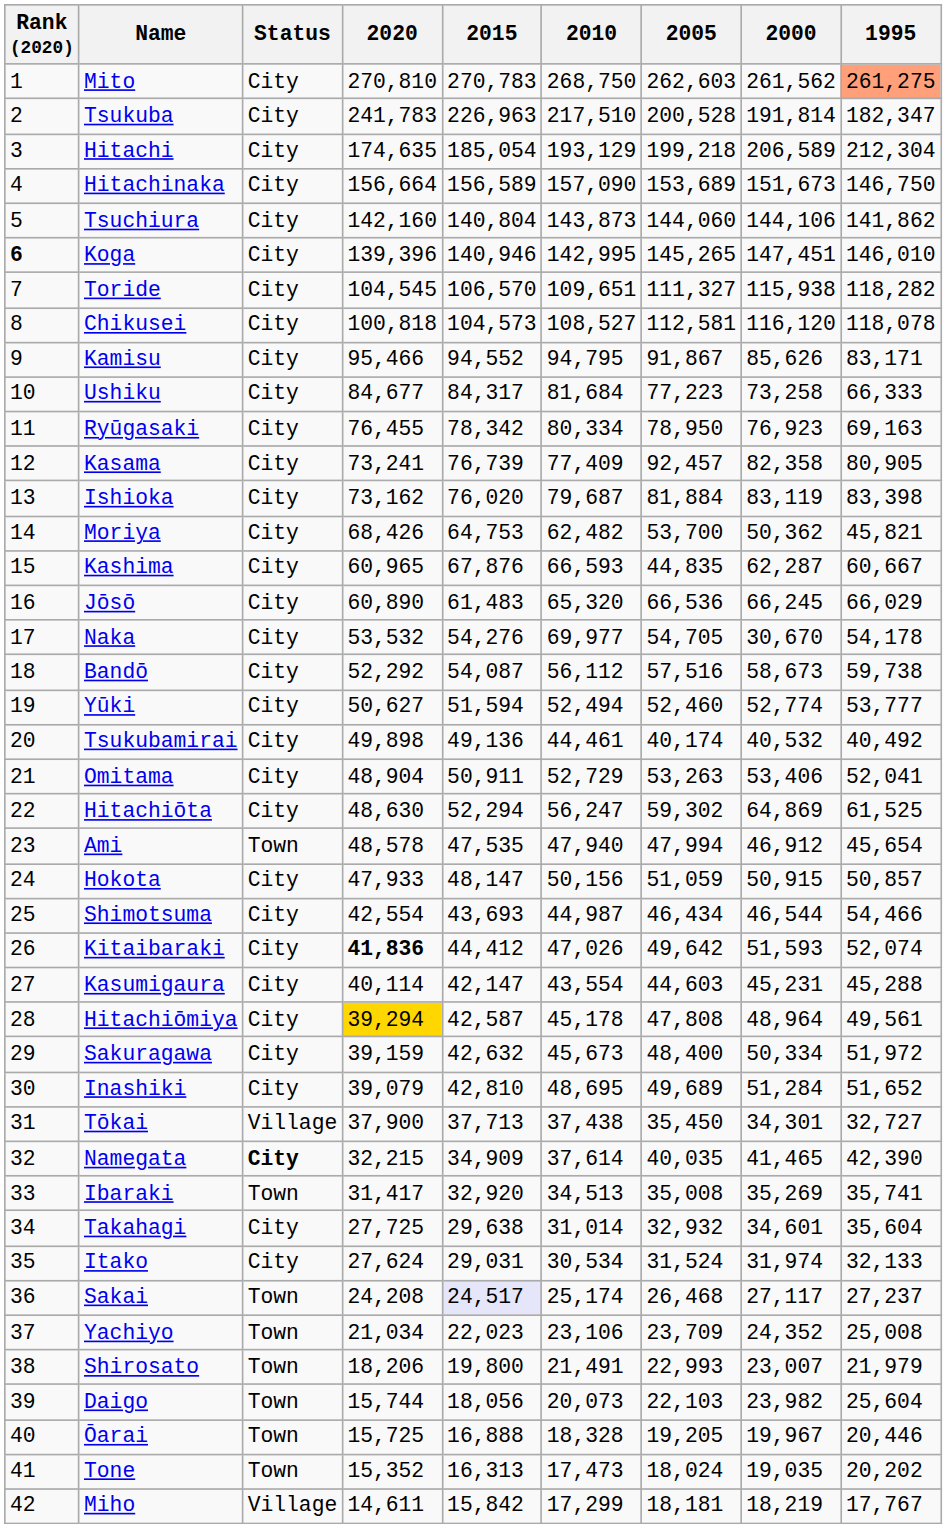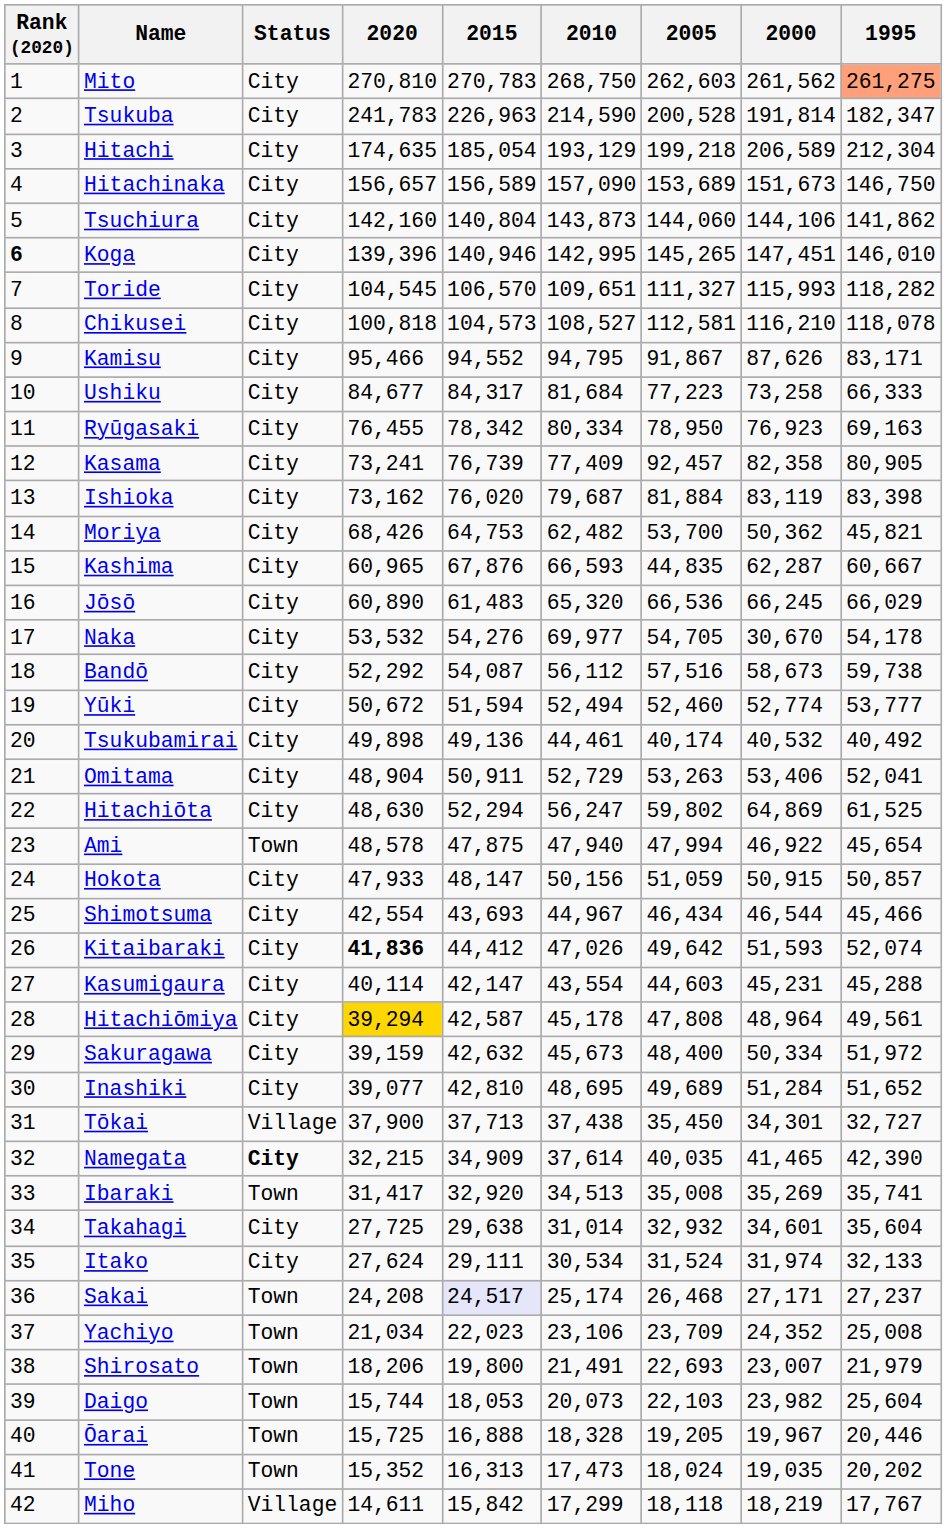(592, 116) 217,510 -> (592, 116) 214,590
(392, 186) 156,664 -> (392, 186) 156,657
(791, 290) 115,938 -> (791, 290) 115,993
(791, 325) 116,120 -> (791, 325) 116,210
(785, 360) 85,626 -> (785, 360) 87,626
(386, 707) 50,627 -> (386, 707) 50,672
(685, 811) 59,302 -> (685, 811) 59,802
(485, 846) 47,535 -> (485, 846) 47,875
(785, 846) 46,912 -> (785, 846) 46,922
(585, 915) 44,987 -> (585, 915) 44,967
(884, 915) 54,466 -> (884, 915) 45,466
(386, 1089) 39,079 -> (386, 1089) 39,077
(485, 1263) 29,031 -> (485, 1263) 29,111
(785, 1298) 27,117 -> (785, 1298) 27,171
(685, 1367) 22,993 -> (685, 1367) 22,693
(485, 1402) 18,056 -> (485, 1402) 18,053
(685, 1506) 18,181 -> (685, 1506) 18,118
